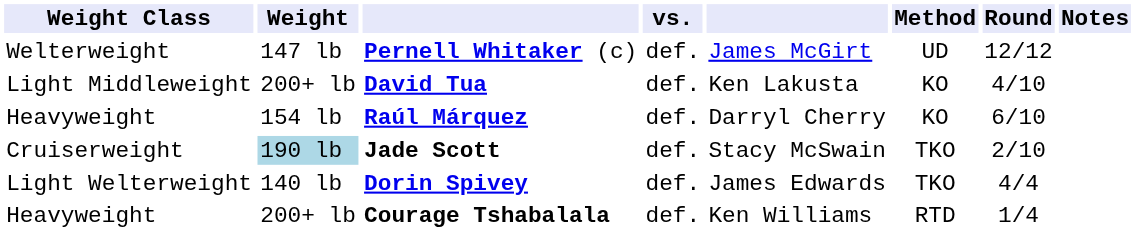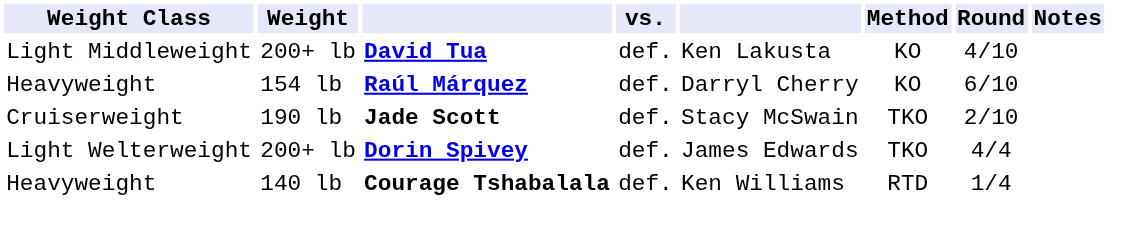- row: (501, 52)
(301, 150) lightblue background -> (301, 117) no background
(301, 183) 140 lb -> (308, 150) 200+ lb
(308, 216) 200+ lb -> (301, 183) 140 lb
